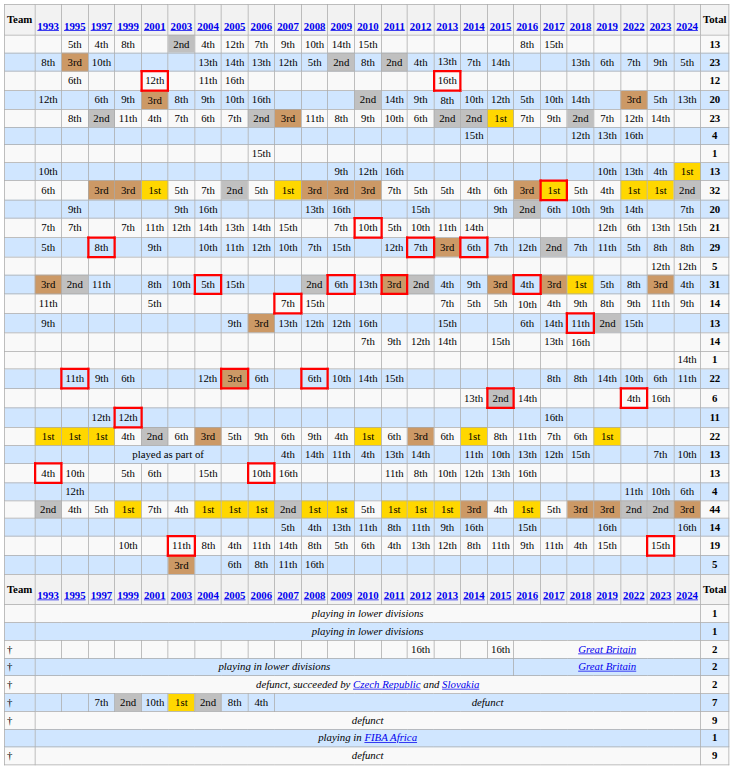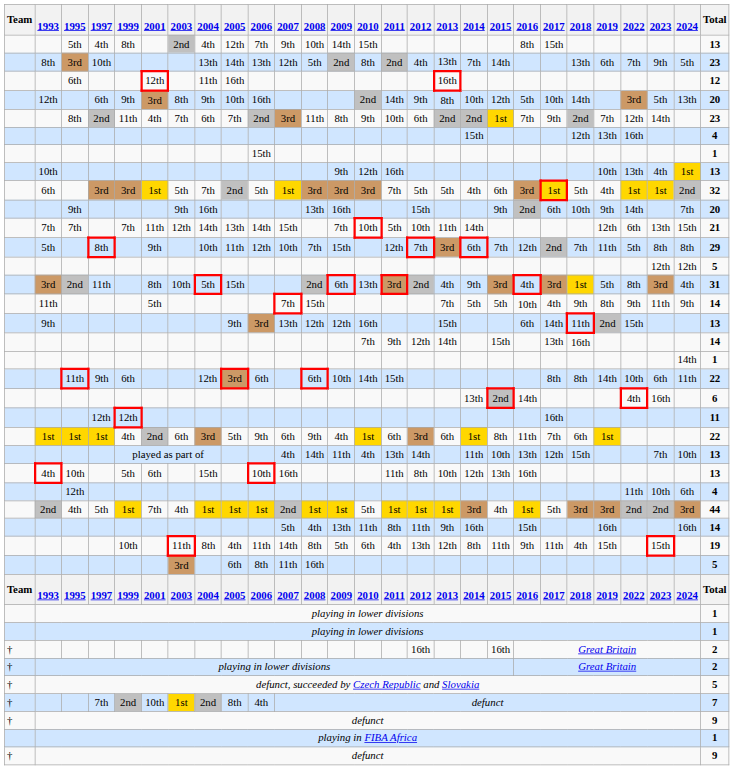(715, 685) 2 -> (715, 685) 5
